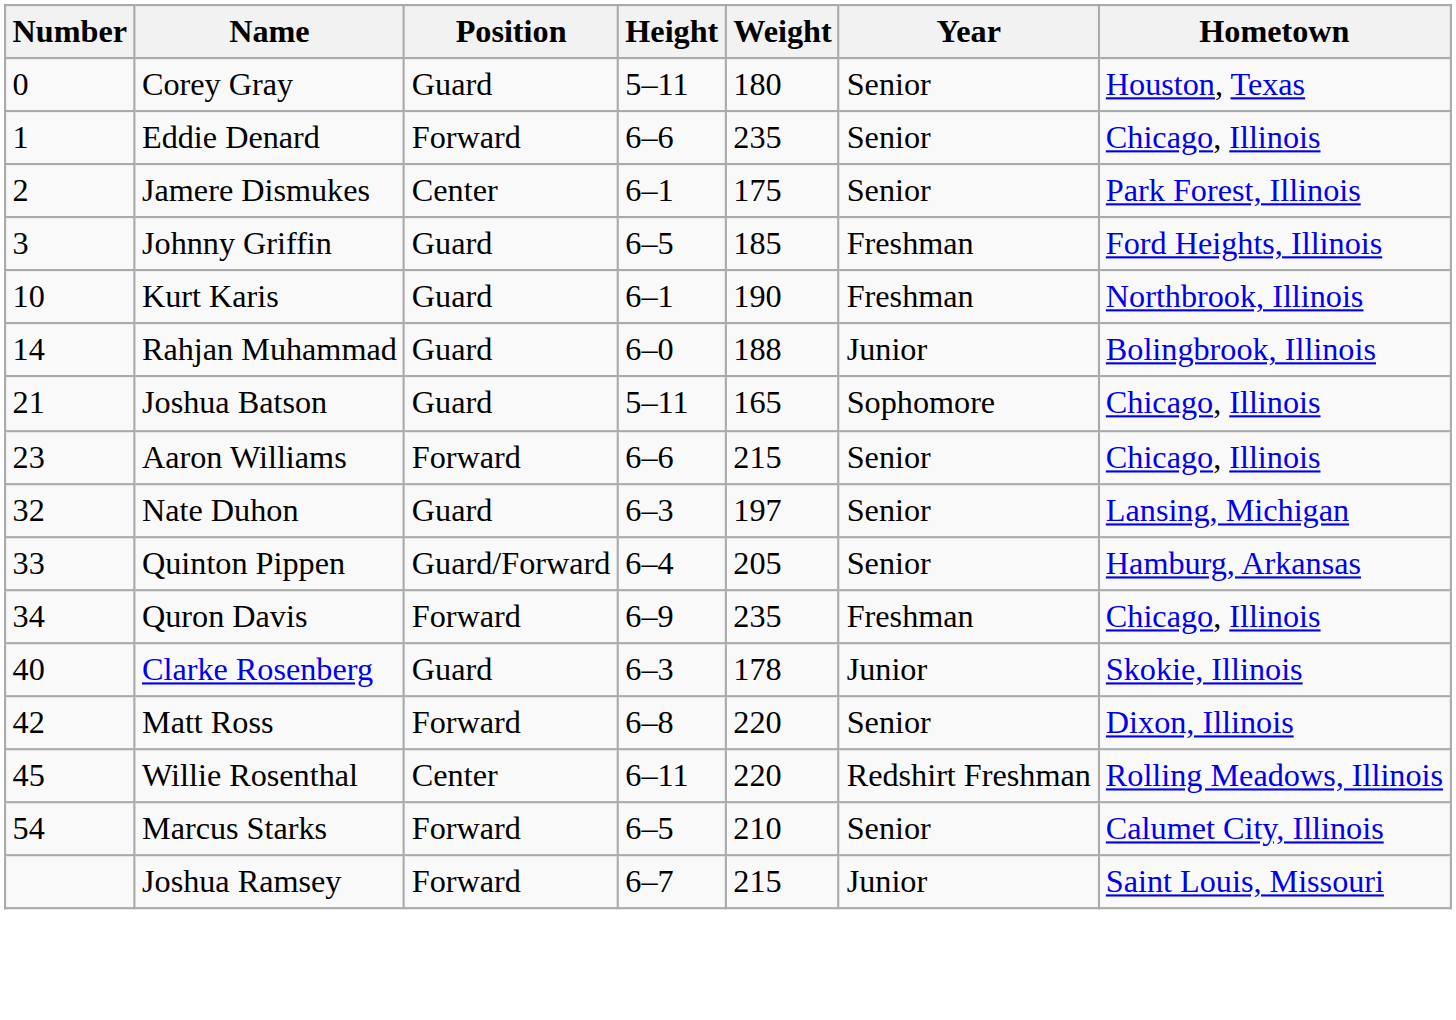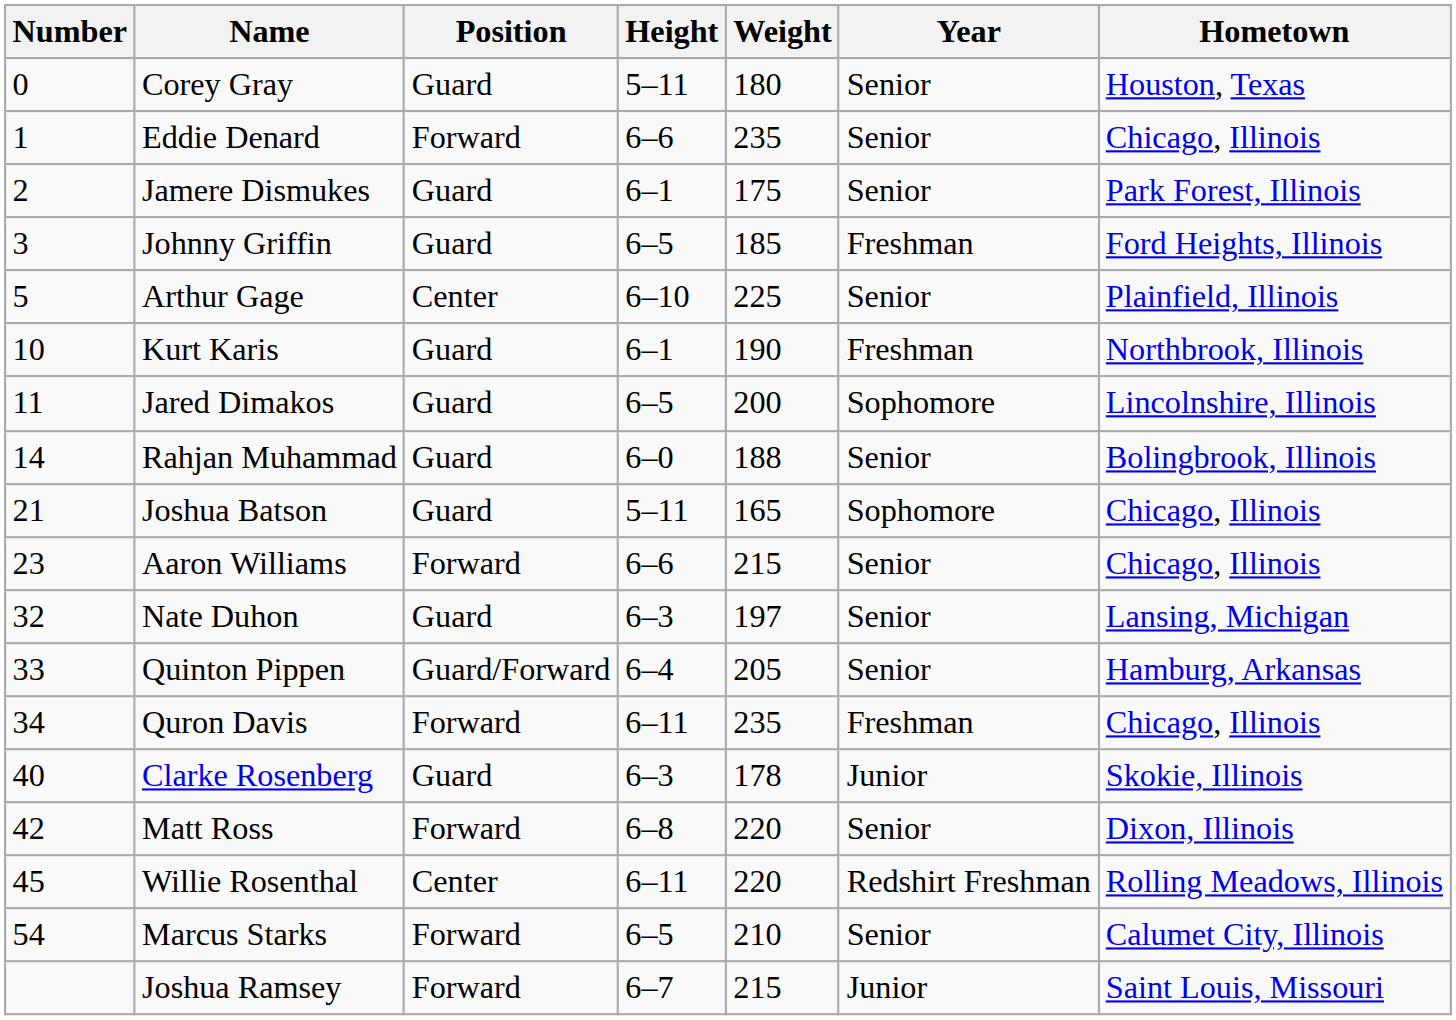(455, 190) Center -> (452, 190) Guard
+ row: (223, 296)
+ row: (238, 403)
(887, 350) Junior -> (889, 456) Senior
(649, 615) 6–9 -> (657, 721) 6–11
